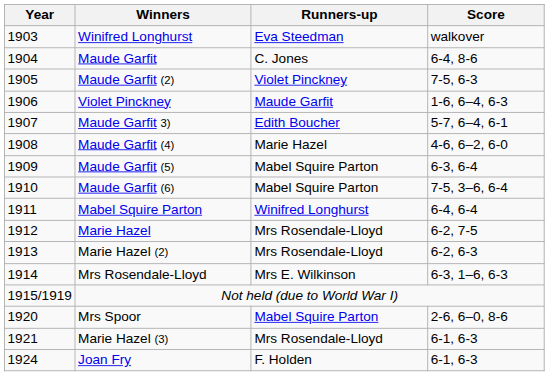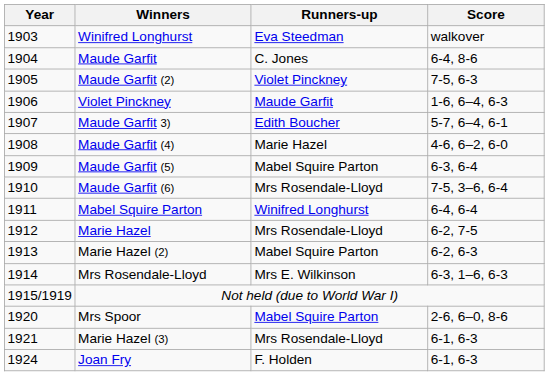(316, 187) Mabel Squire Parton -> (319, 187) Mrs Rosendale-Lloyd
(319, 252) Mrs Rosendale-Lloyd -> (316, 252) Mabel Squire Parton
